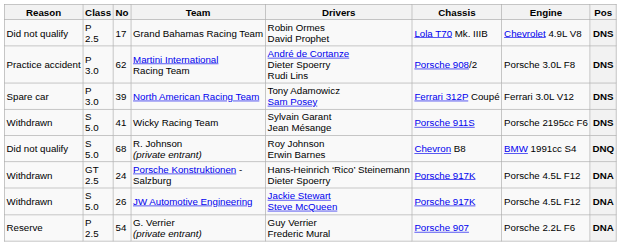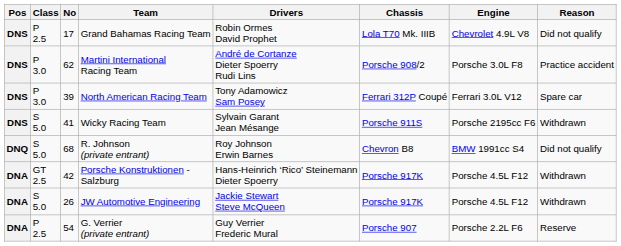columns swapped: (603, 12) <-> (44, 12)
(121, 175) 24 -> (69, 175) 42
